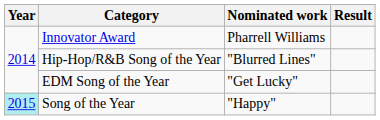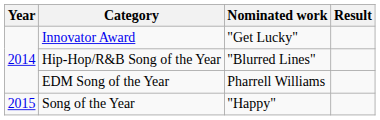(276, 37) Pharrell Williams -> (263, 37) "Get Lucky"
(263, 81) "Get Lucky" -> (276, 81) Pharrell Williams
(22, 103) paleturquoise background -> (22, 103) no background
